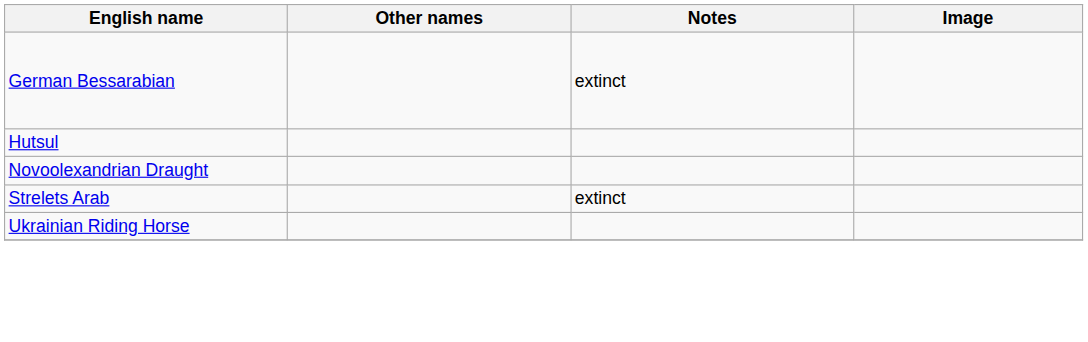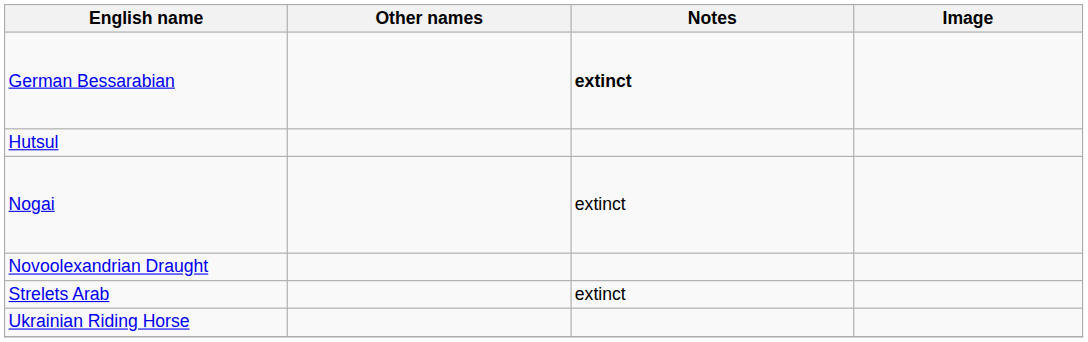(600, 80) normal -> (603, 80) bold
+ row: (32, 204)
